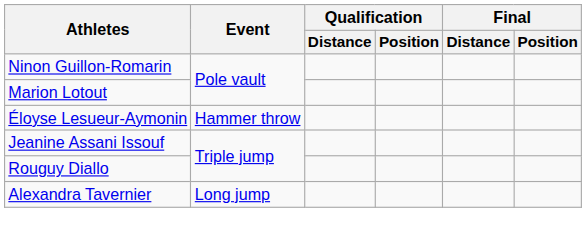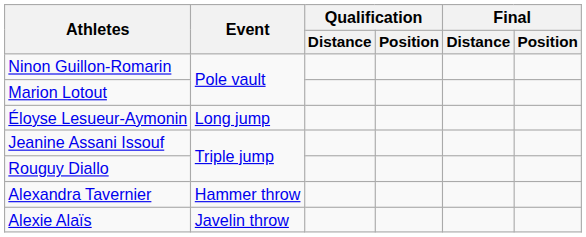(248, 118) Hammer throw -> (232, 118) Long jump
(232, 195) Long jump -> (248, 195) Hammer throw
+ row: (50, 220)
